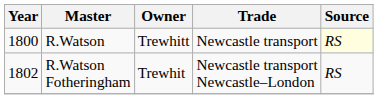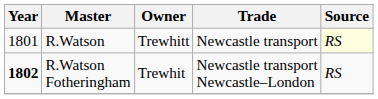(23, 40) 1800 -> (23, 40) 1801
(23, 73) normal -> (23, 73) bold
